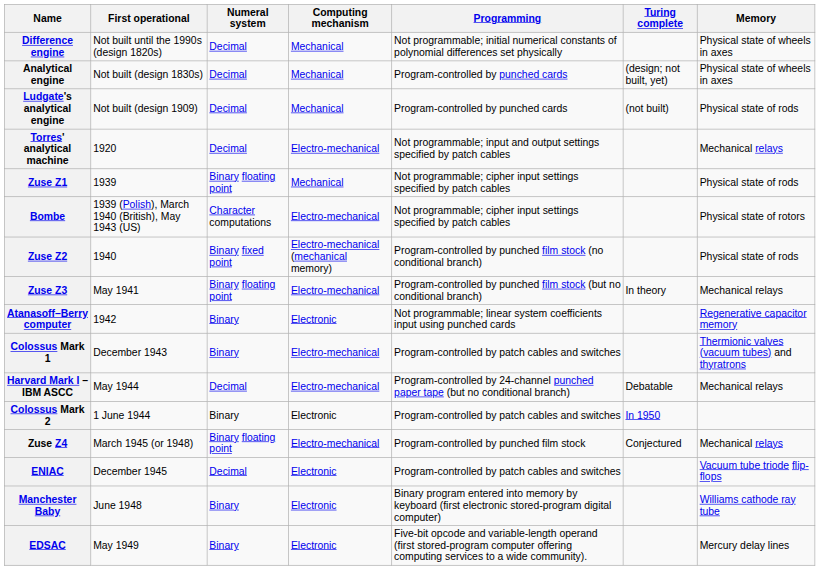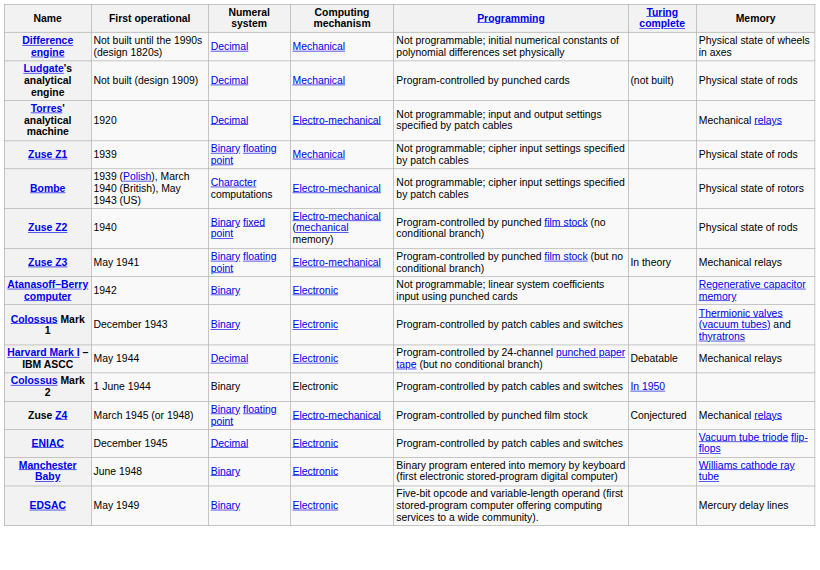- row: (48, 74)
(335, 353) Electro-mechanical -> (315, 324) Electronic
(335, 387) Electro-mechanical -> (315, 359) Electronic
